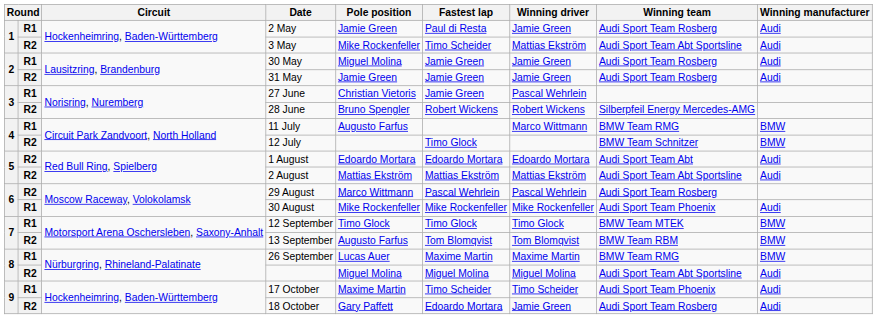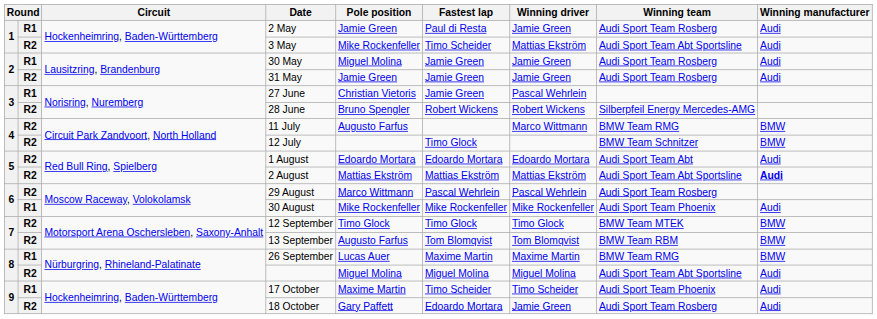(30, 126) R1 -> (30, 126) R2
(770, 175) normal -> (772, 175) bold
(30, 224) R1 -> (30, 224) R2
